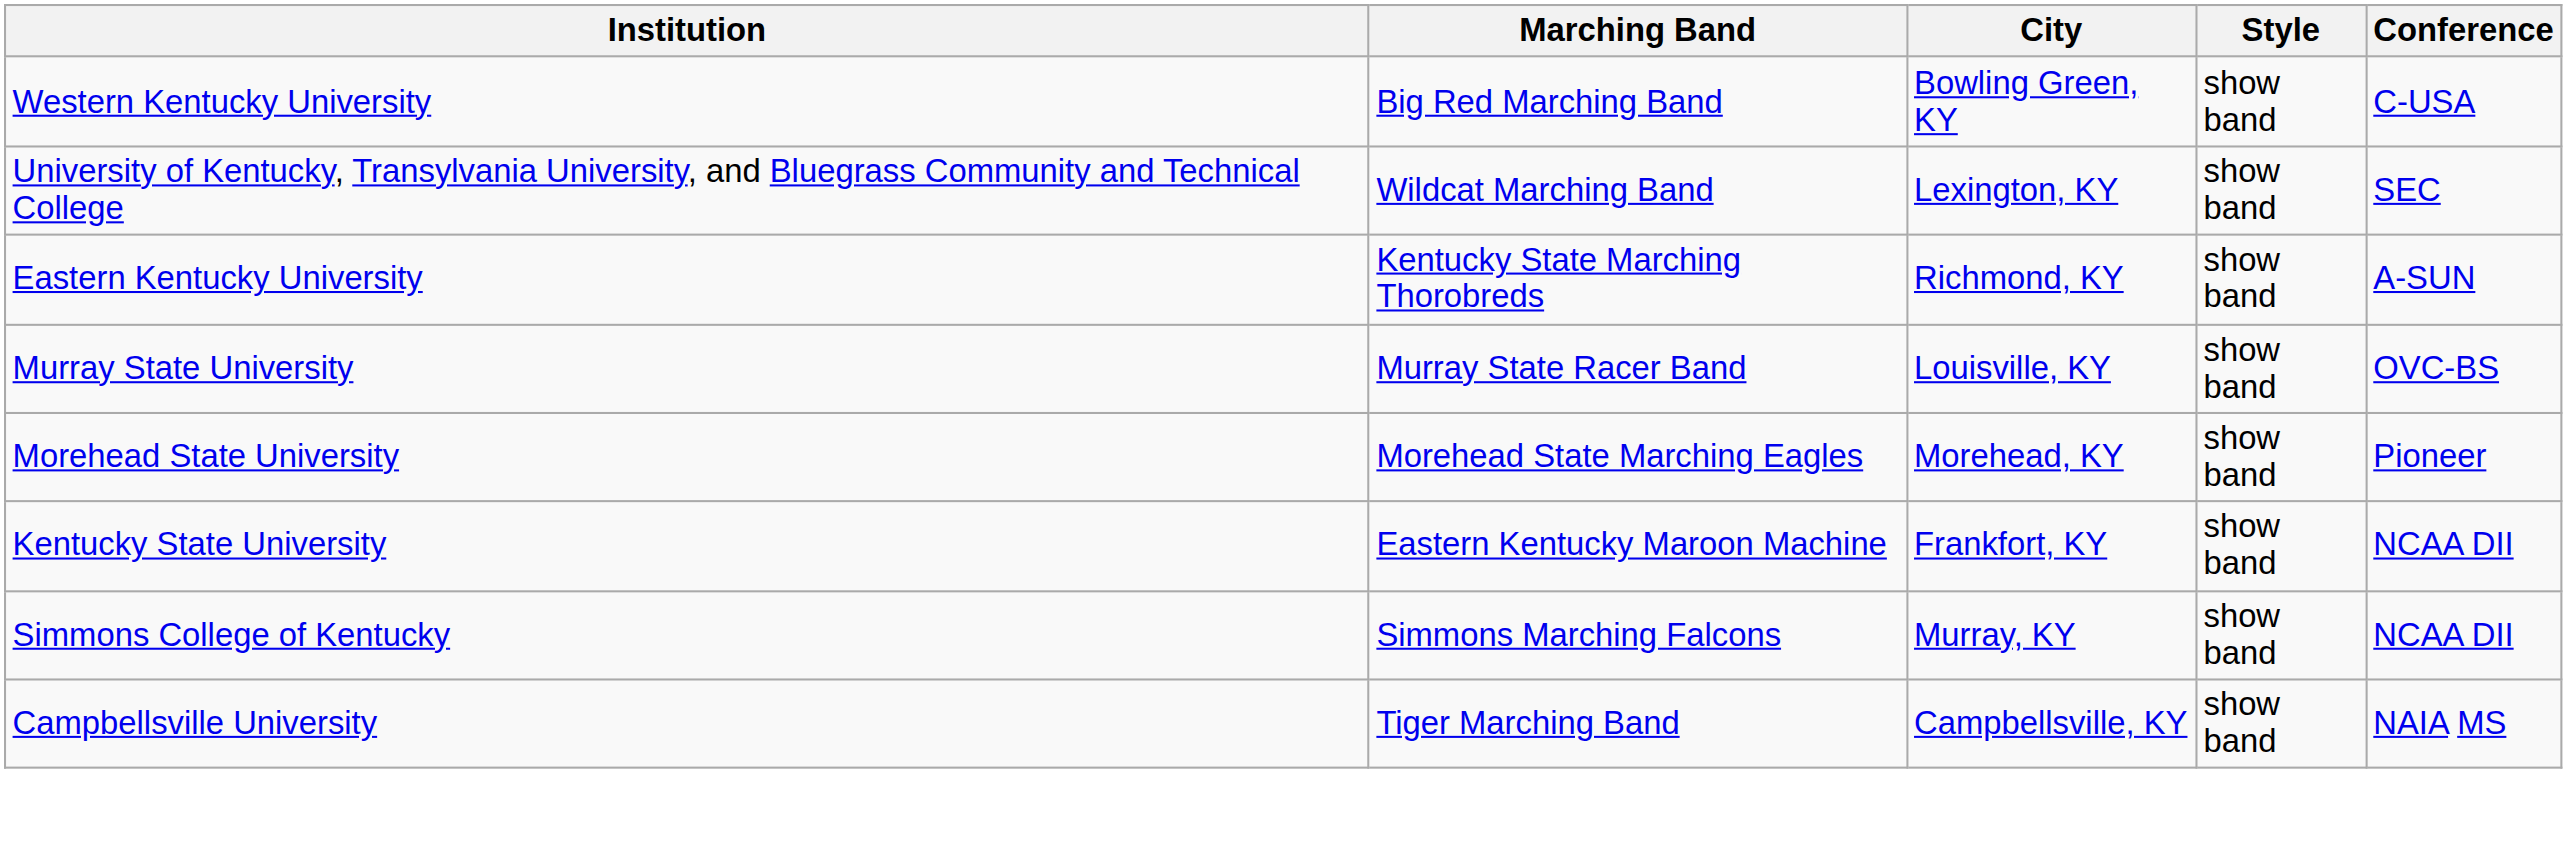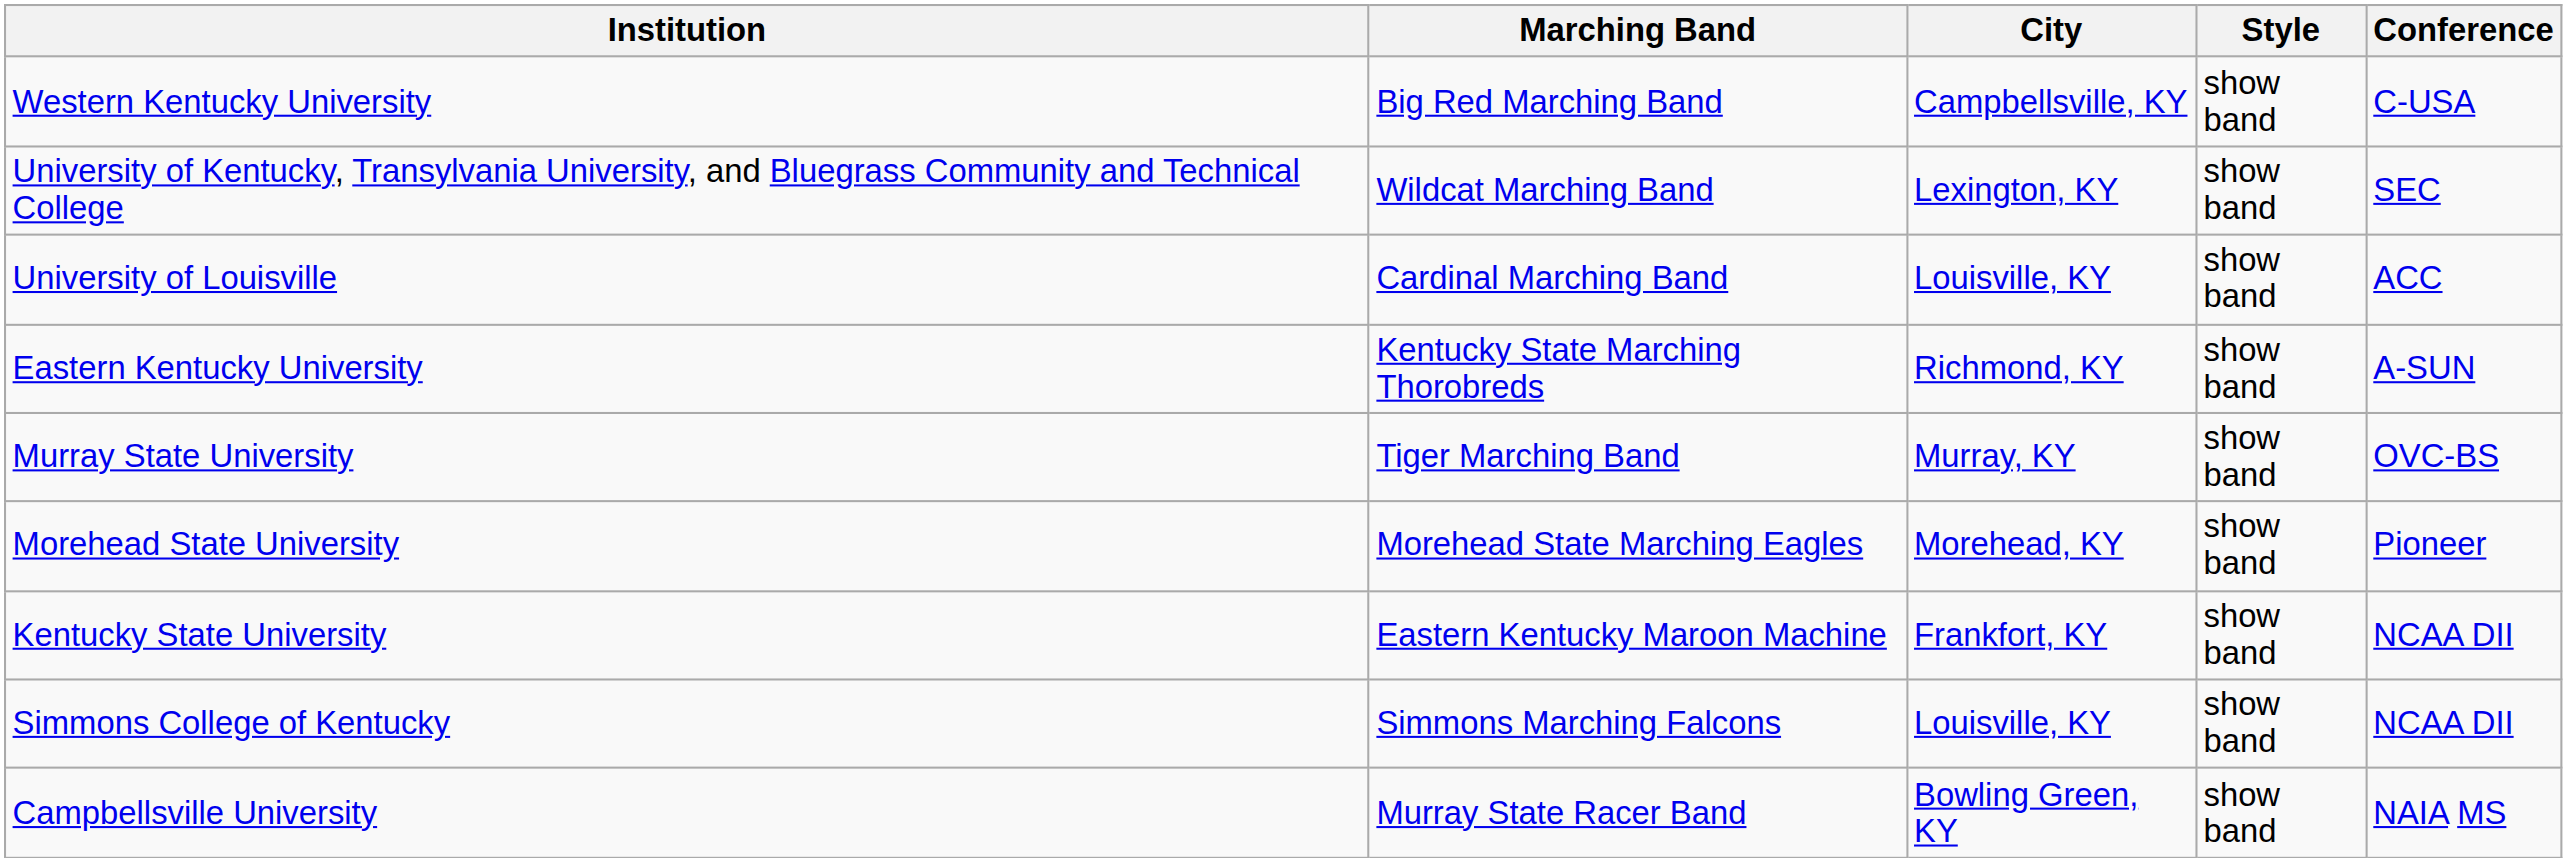(2026, 100) Bowling Green, KY -> (2051, 100) Campbellsville, KY
+ row: (175, 278)
(1561, 367) Murray State Racer Band -> (1528, 456) Tiger Marching Band
(2012, 367) Louisville, KY -> (1995, 456) Murray, KY
(1995, 634) Murray, KY -> (2012, 723) Louisville, KY
(1528, 723) Tiger Marching Band -> (1561, 812) Murray State Racer Band
(2051, 723) Campbellsville, KY -> (2026, 812) Bowling Green, KY
